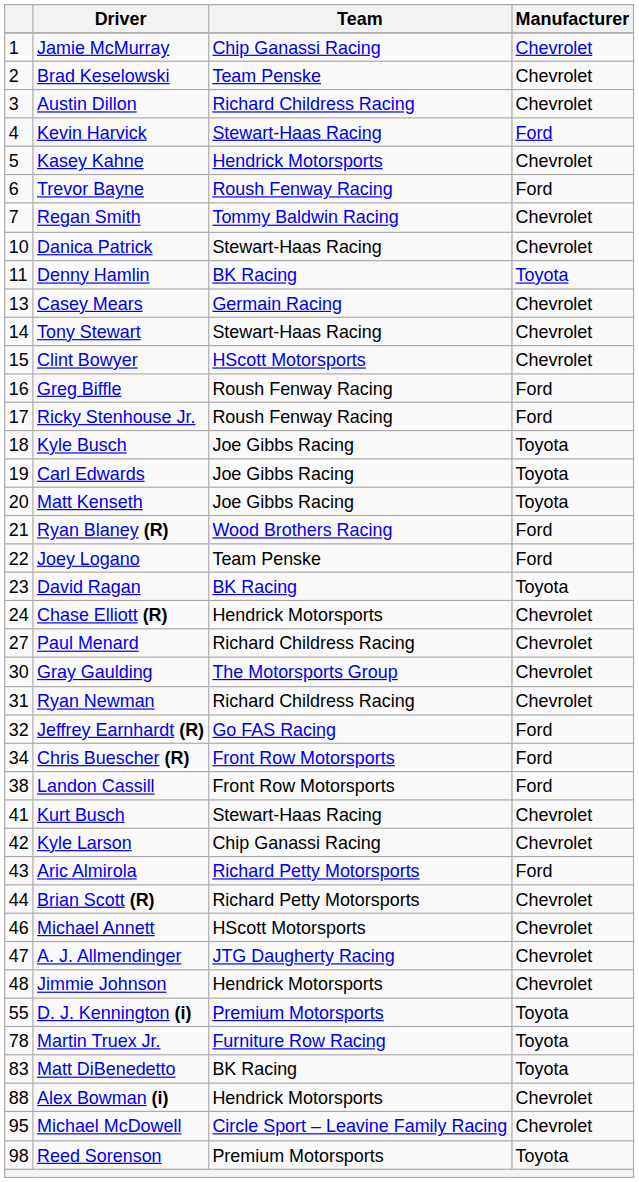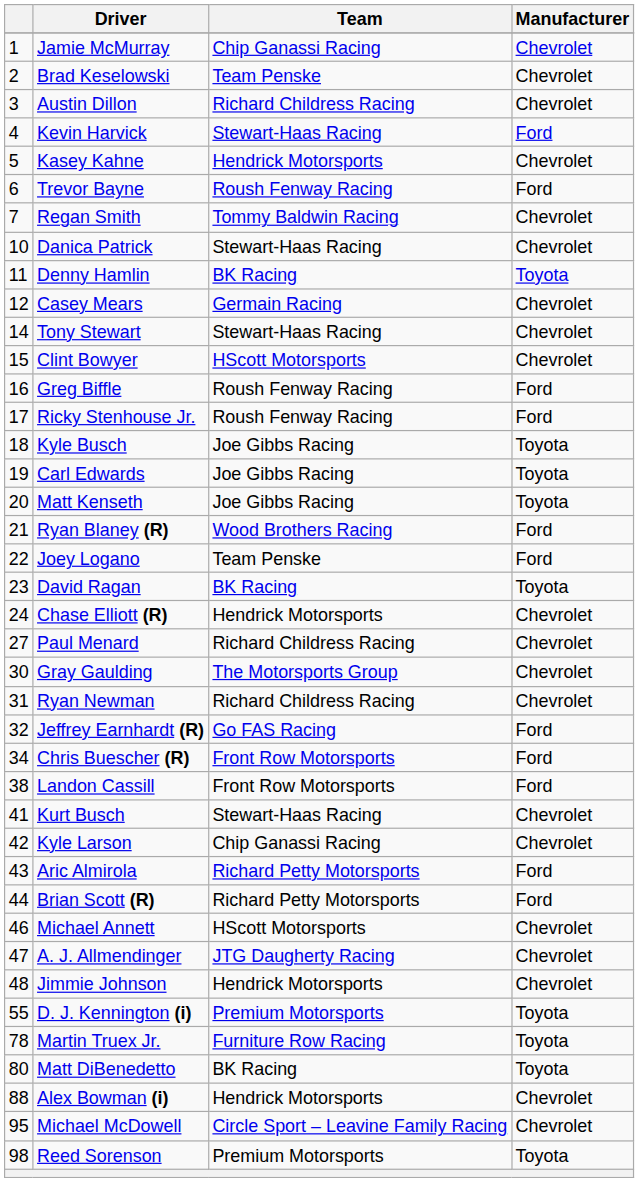(19, 303) 13 -> (19, 303) 12
(554, 899) Chevrolet -> (534, 899) Ford
(19, 1070) 83 -> (19, 1070) 80
